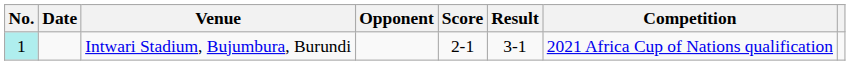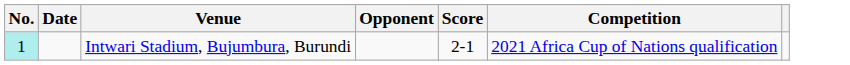- column: (515, 18)
